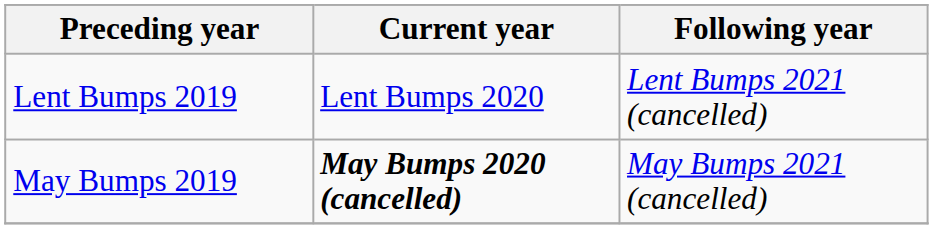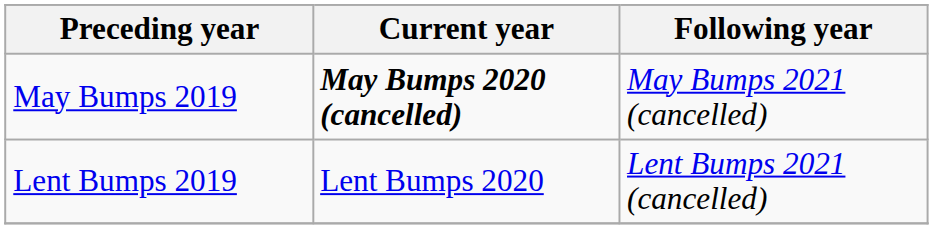rows swapped: (125, 180) <-> (125, 96)
